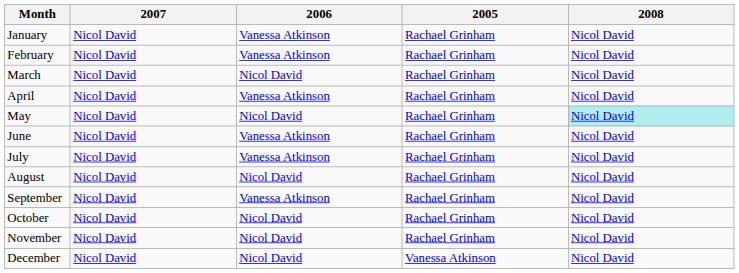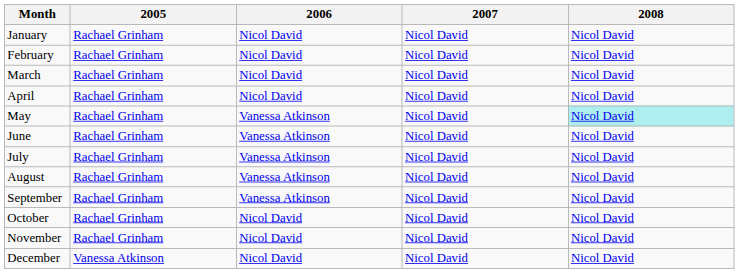columns swapped: (485, 14) <-> (153, 14)
(284, 34) Vanessa Atkinson -> (271, 34) Nicol David
(284, 55) Vanessa Atkinson -> (271, 55) Nicol David
(284, 95) Vanessa Atkinson -> (271, 95) Nicol David
(271, 116) Nicol David -> (284, 116) Vanessa Atkinson
(271, 177) Nicol David -> (284, 177) Vanessa Atkinson
